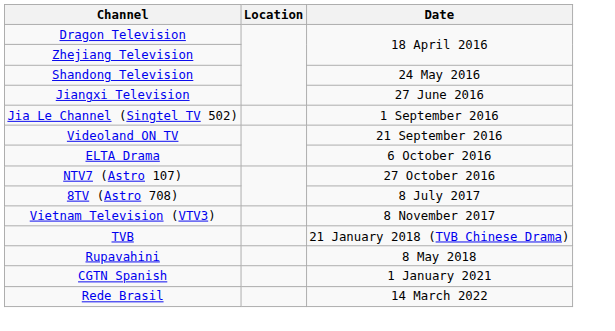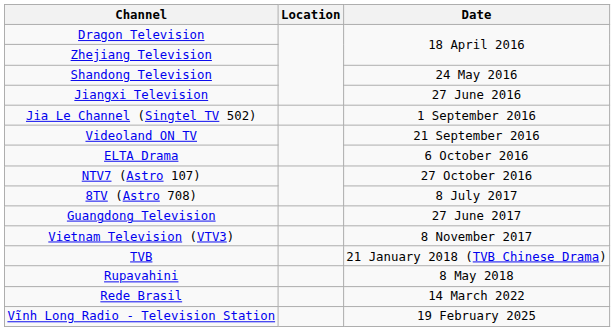+ row: (141, 216)
- row: (123, 276)
+ row: (141, 316)
